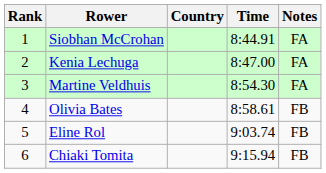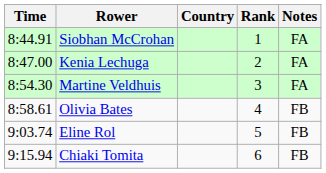columns swapped: (25, 16) <-> (253, 16)
